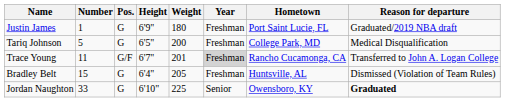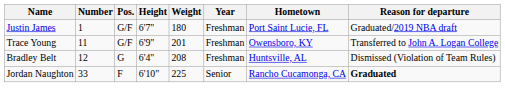(121, 27) G -> (125, 27) G/F
(147, 27) 6'9" -> (147, 27) 6'7"
- row: (34, 43)
(147, 58) 6'7" -> (147, 43) 6'9"
(225, 58) lightgrey background -> (225, 43) no background
(297, 58) Rancho Cucamonga, CA -> (281, 43) Owensboro, KY
(83, 74) 15 -> (83, 58) 12
(179, 74) 205 -> (179, 58) 208
(121, 89) G -> (120, 74) F
(281, 89) Owensboro, KY -> (297, 74) Rancho Cucamonga, CA
